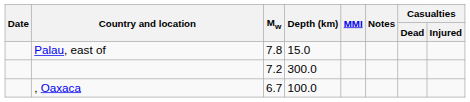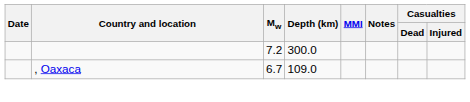- row: (70, 50)
(302, 87) 100.0 -> (302, 69) 109.0
